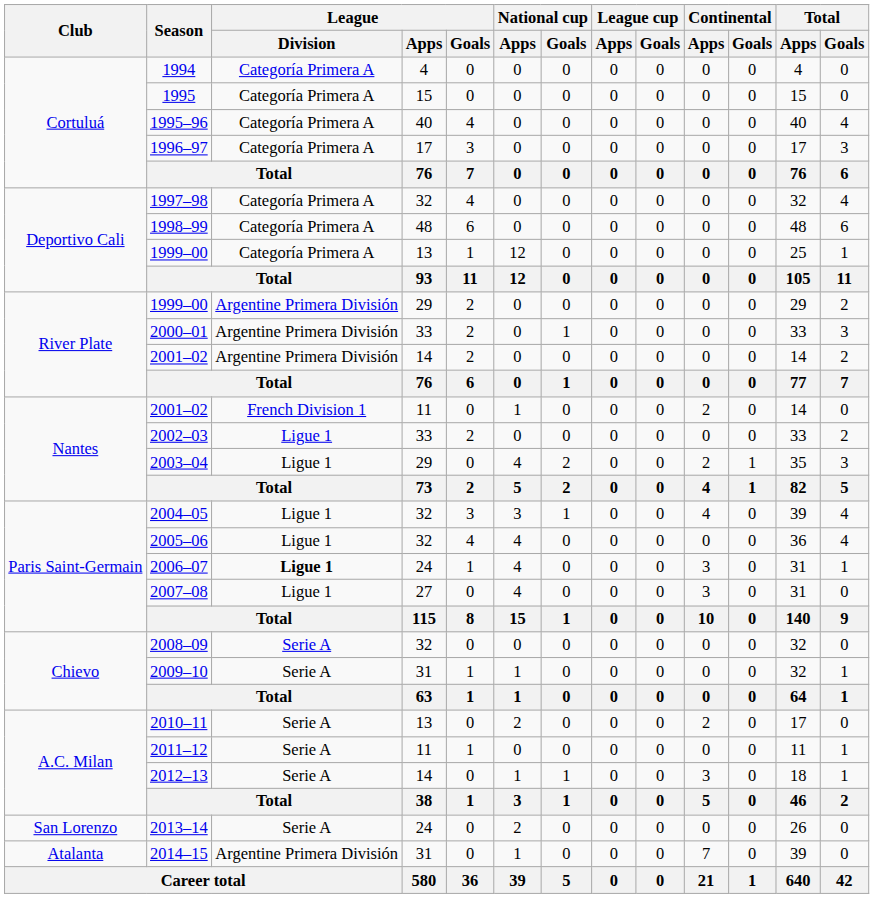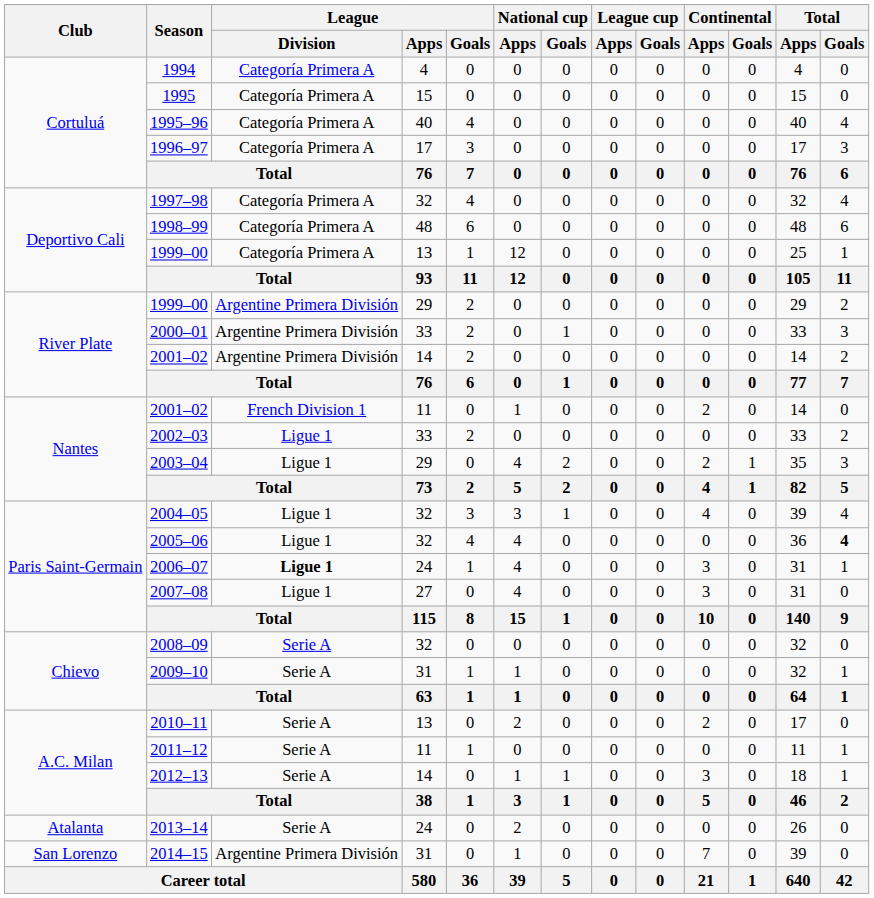(844, 540) normal -> (844, 540) bold
(75, 827) San Lorenzo -> (75, 827) Atalanta
(75, 853) Atalanta -> (75, 853) San Lorenzo
